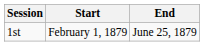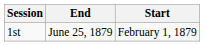columns swapped: (88, 13) <-> (165, 13)
